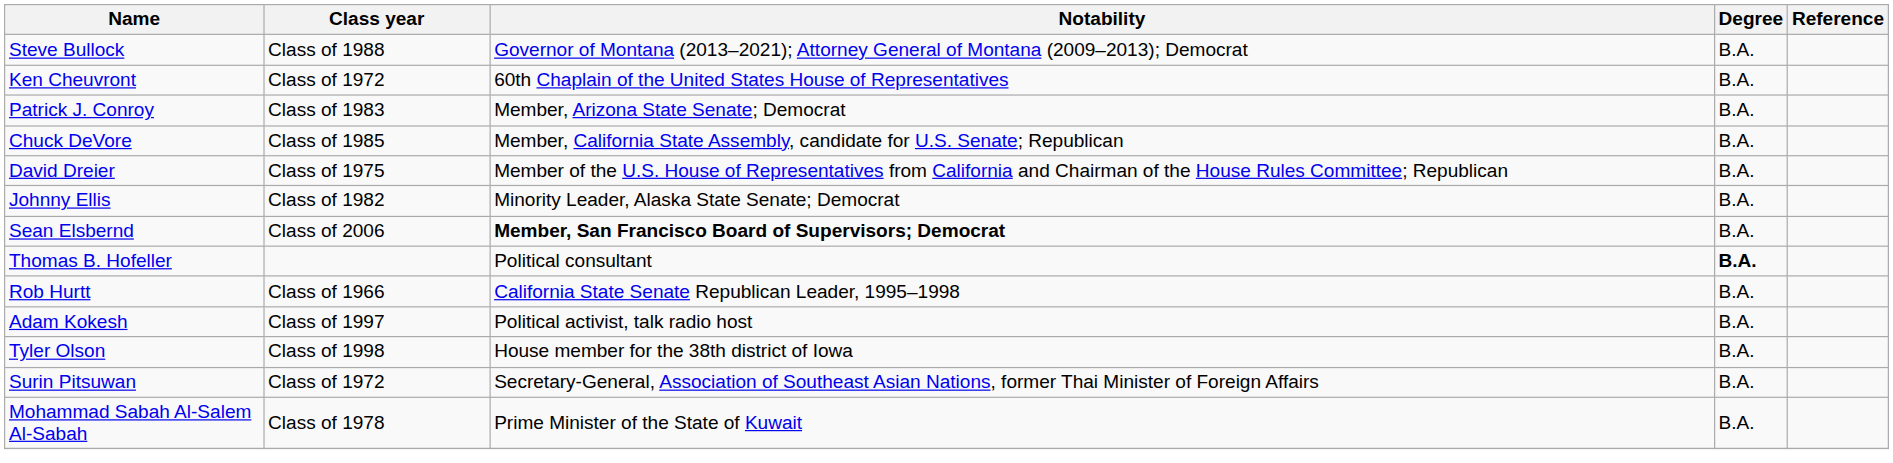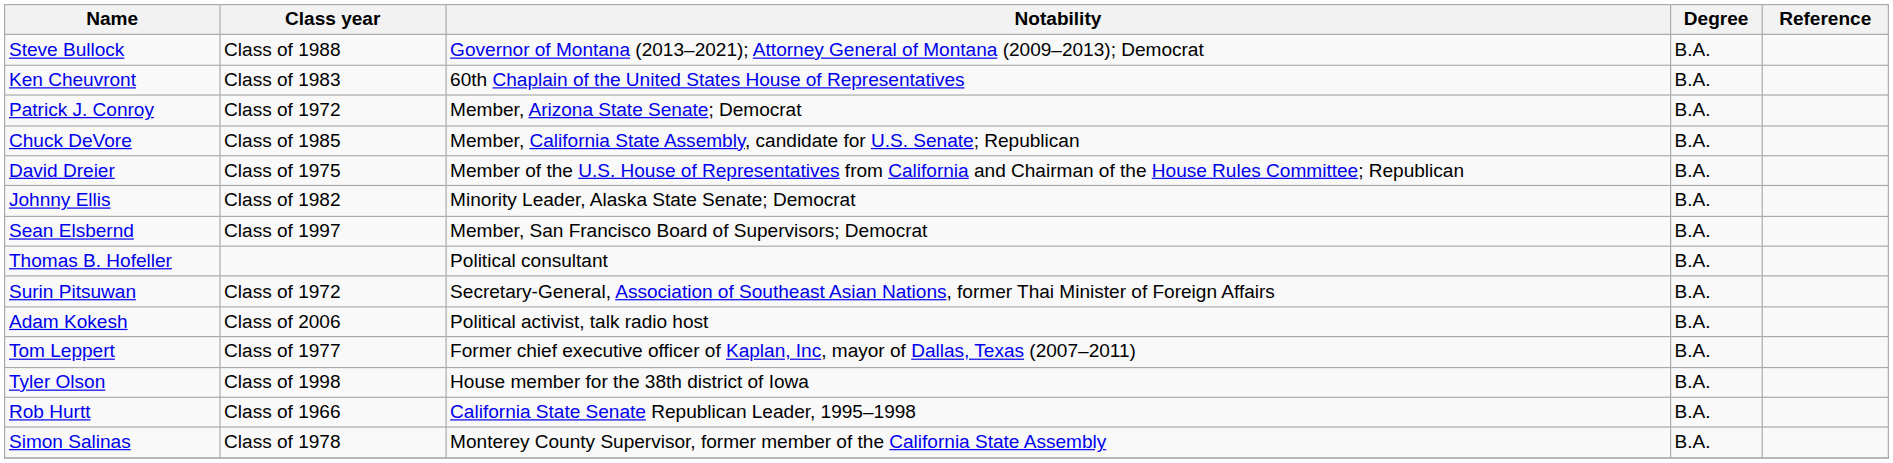(326, 79) Class of 1972 -> (282, 79) Class of 1983
(326, 110) Class of 1983 -> (282, 110) Class of 1972
(326, 230) Class of 2006 -> (282, 230) Class of 1997
(750, 230) bold -> (689, 230) normal
(1738, 261) bold -> (1693, 261) normal
rows swapped: (50, 291) <-> (72, 381)
(326, 321) Class of 1997 -> (282, 321) Class of 2006
+ row: (62, 351)
- row: (130, 422)
+ row: (70, 442)
